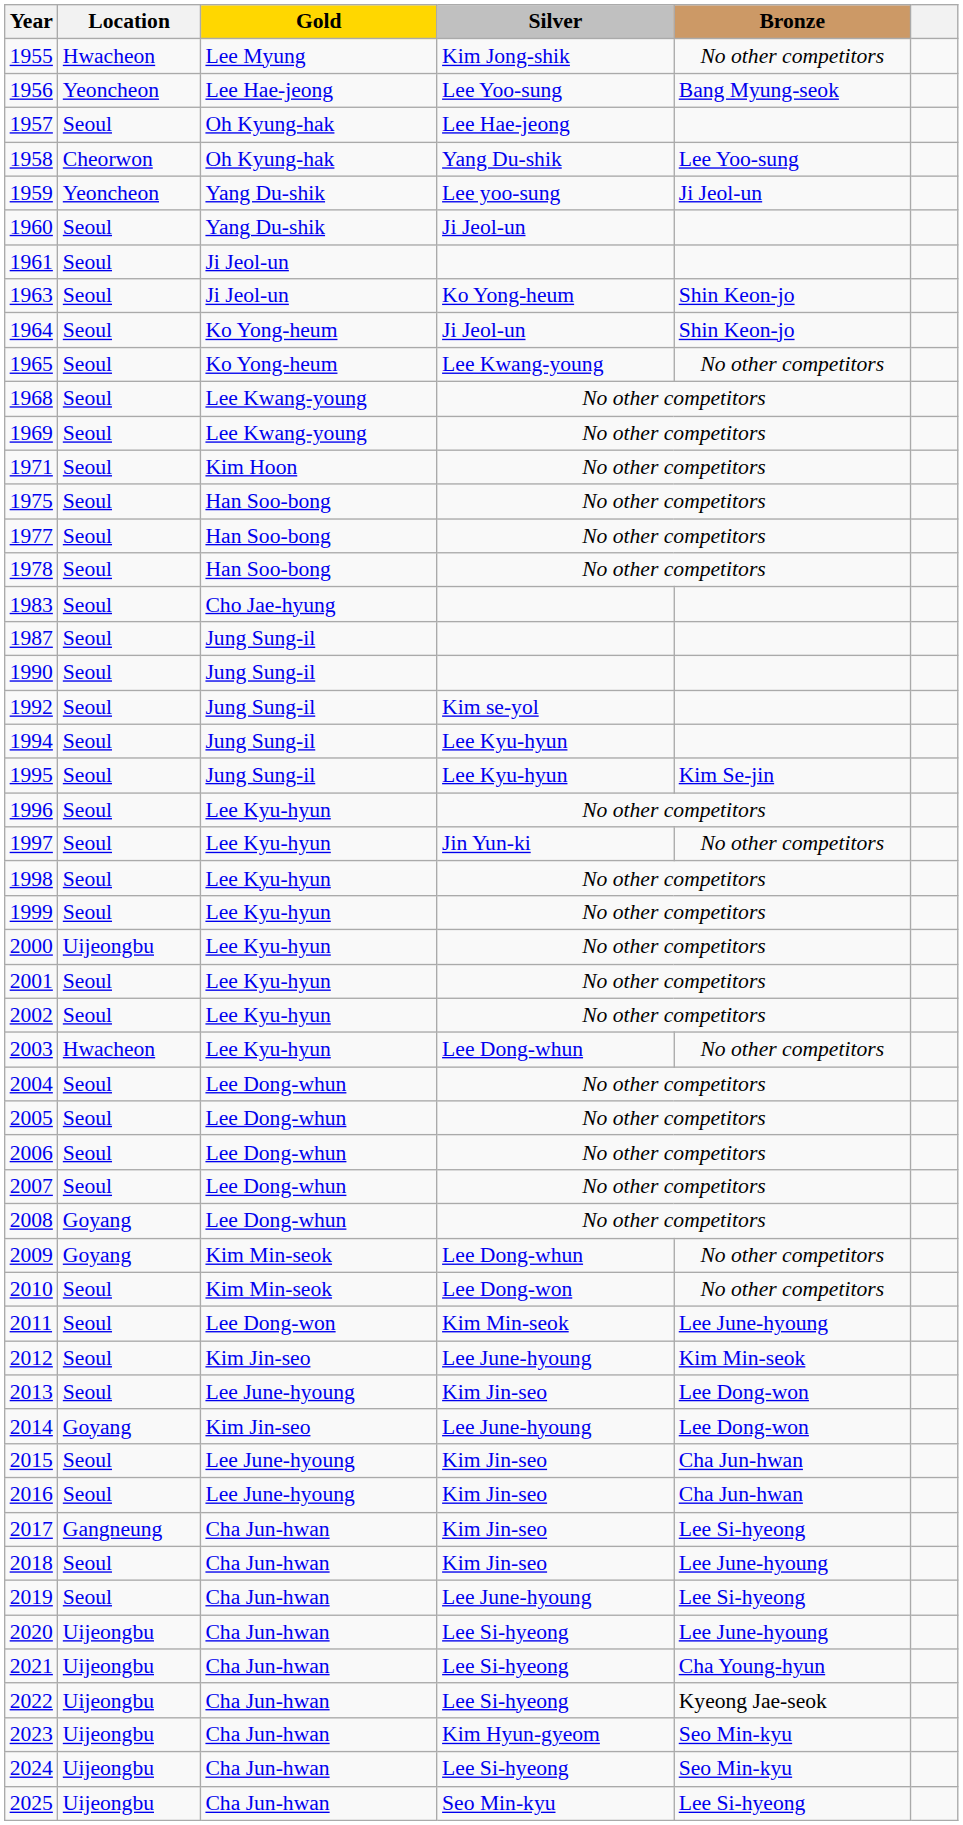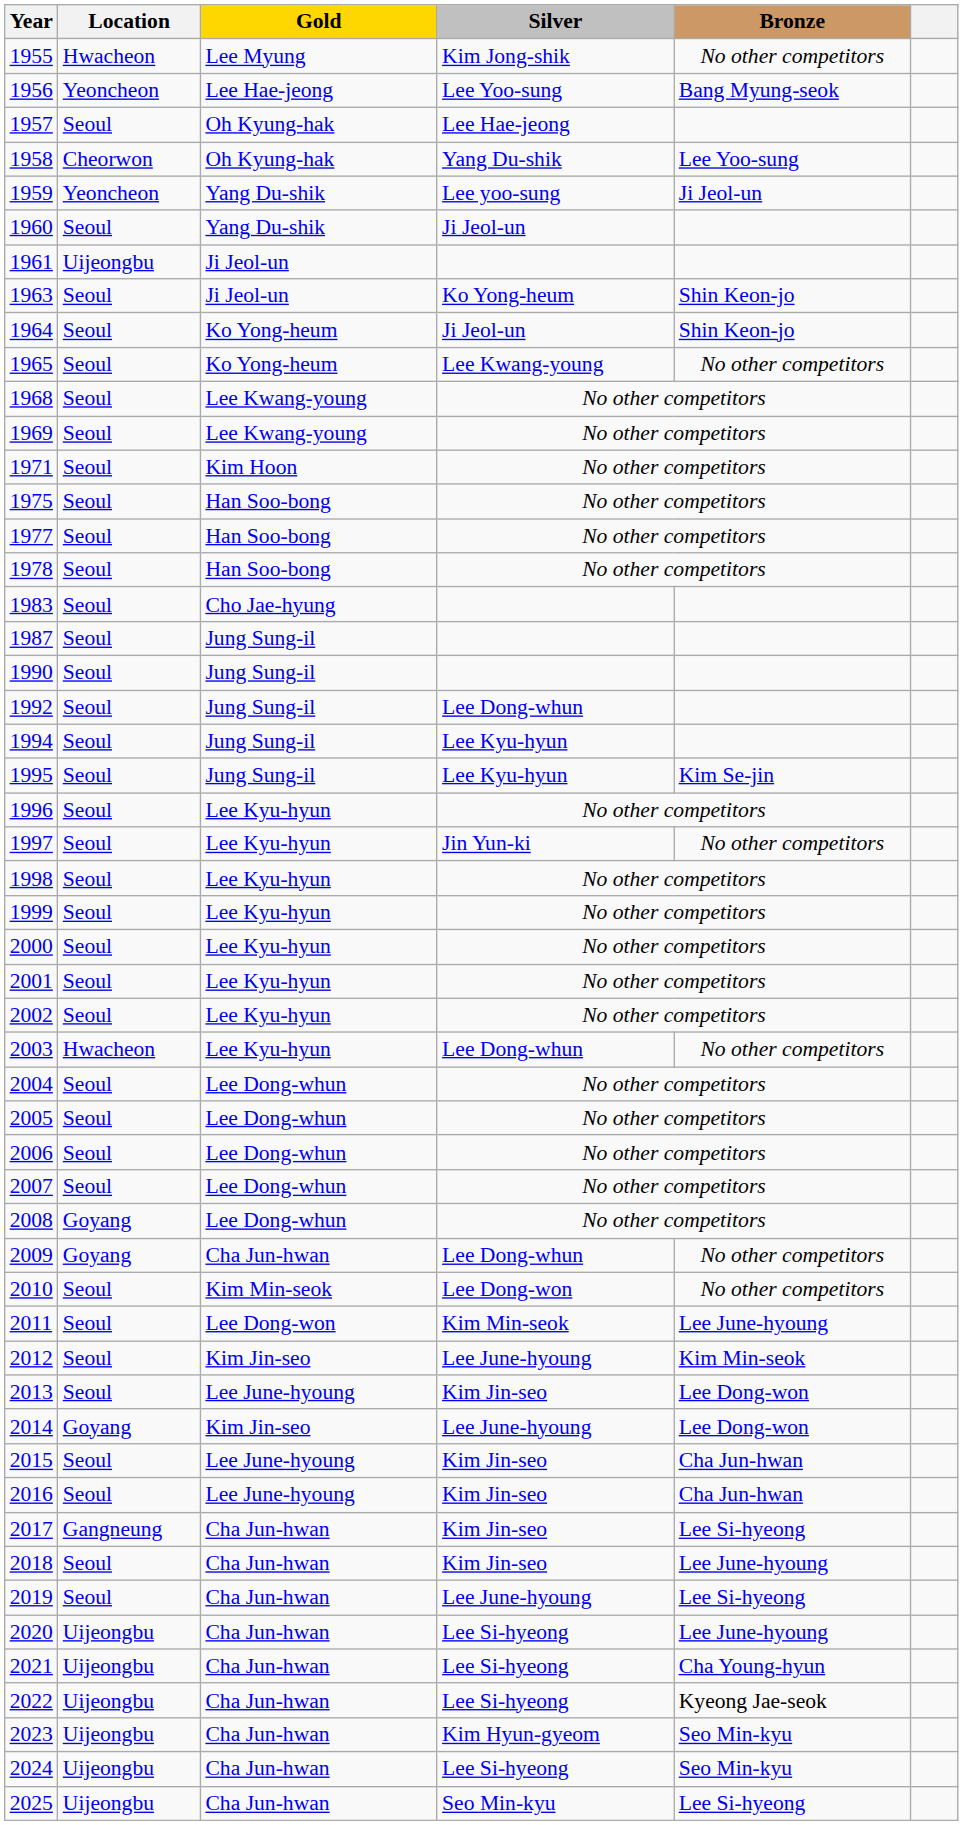(87, 261) Seoul -> (108, 261) Uijeongbu
(490, 706) Kim se-yol -> (513, 706) Lee Dong-whun
(108, 946) Uijeongbu -> (87, 946) Seoul
(269, 1254) Kim Min-seok -> (268, 1254) Cha Jun-hwan
